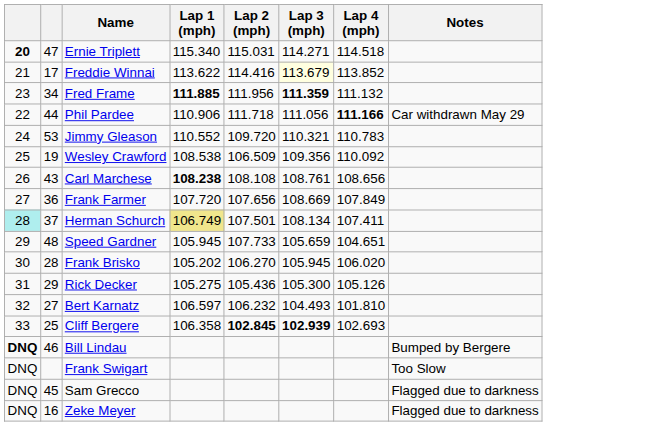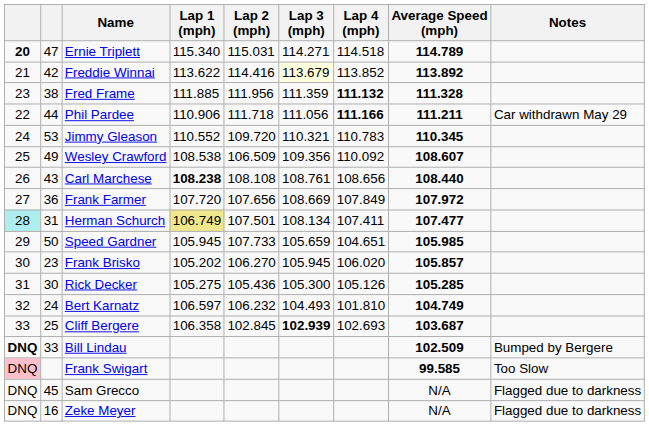+ column: (439, 23)
(51, 73) 17 -> (51, 73) 42
(51, 94) 34 -> (51, 94) 38
(196, 94) bold -> (196, 94) normal
(306, 94) bold -> (305, 94) normal
(360, 94) normal -> (360, 94) bold
(51, 157) 19 -> (51, 157) 49
(51, 221) 37 -> (51, 221) 31
(51, 242) 48 -> (51, 242) 50
(51, 263) 28 -> (51, 263) 23
(51, 284) 29 -> (51, 284) 30
(51, 305) 27 -> (51, 305) 24
(252, 327) bold -> (252, 327) normal
(51, 348) 46 -> (51, 348) 33
(22, 369) no background -> (22, 369) pink background
